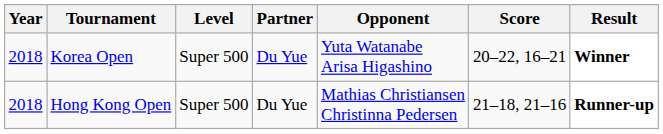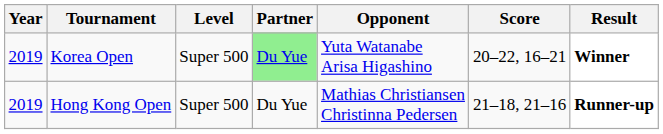(26, 56) 2018 -> (26, 56) 2019
(282, 56) no background -> (282, 56) lightgreen background
(26, 105) 2018 -> (26, 105) 2019
